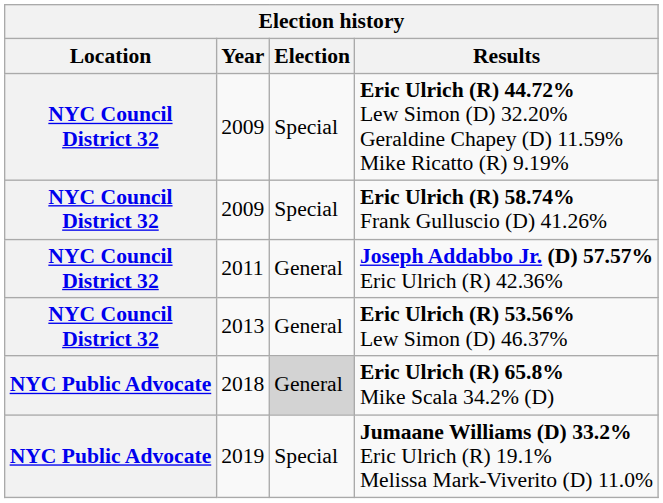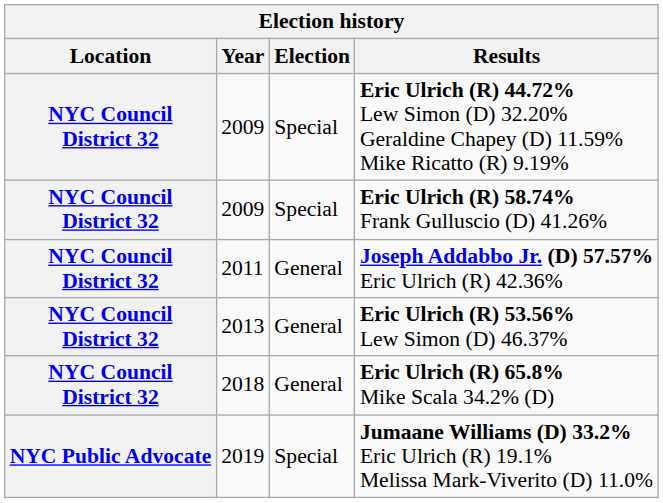(110, 385) NYC Public Advocate -> (110, 385) NYC Council District 32
(309, 385) lightgrey background -> (309, 385) no background
